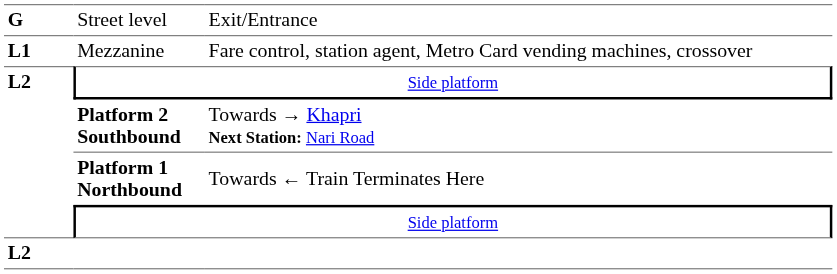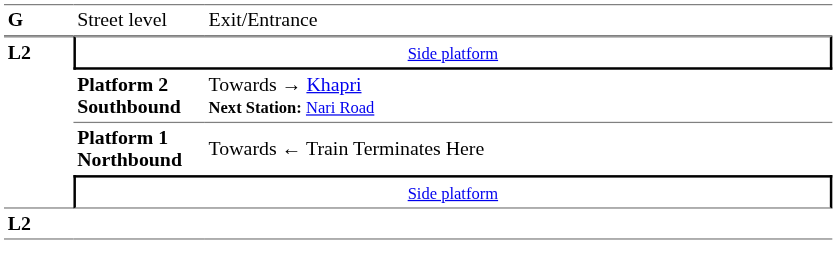- row: (121, 50)
